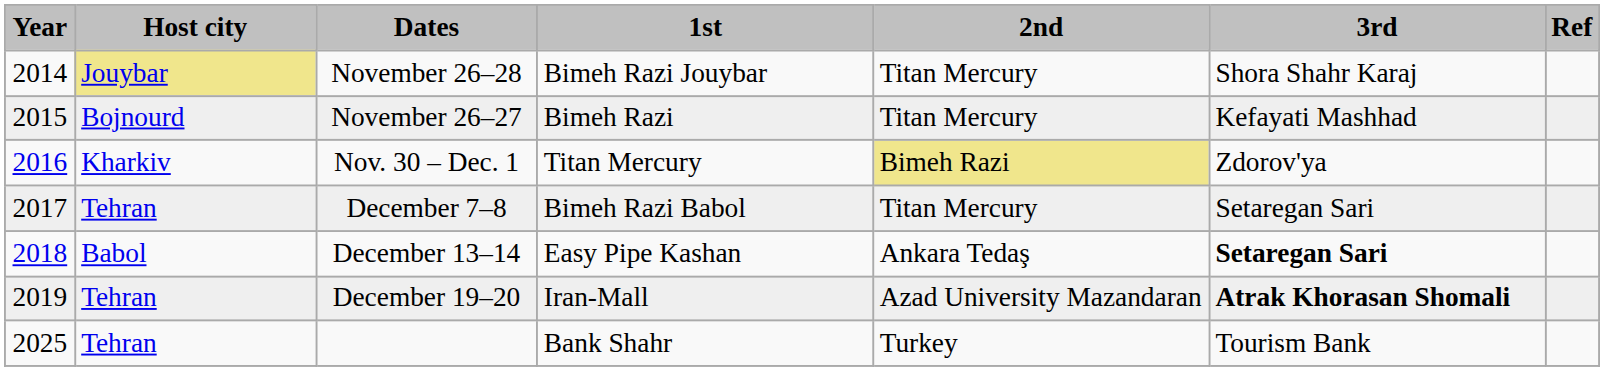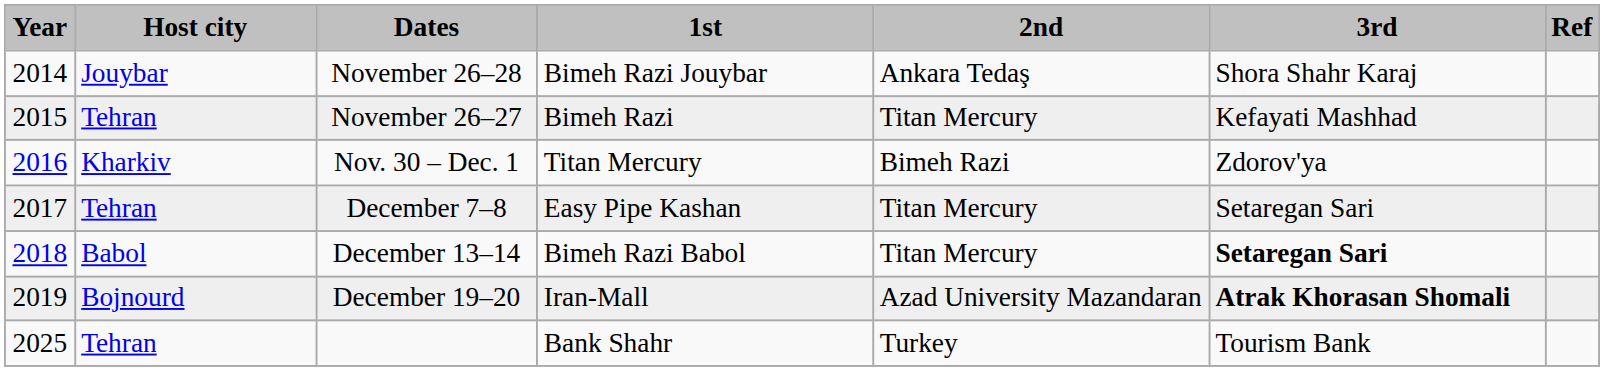(124, 72) khaki background -> (124, 72) no background
(959, 72) Titan Mercury -> (955, 72) Ankara Tedaş
(133, 117) Bojnourd -> (119, 117) Tehran
(945, 162) khaki background -> (945, 162) no background
(645, 207) Bimeh Razi Babol -> (643, 207) Easy Pipe Kashan
(643, 253) Easy Pipe Kashan -> (645, 253) Bimeh Razi Babol
(955, 253) Ankara Tedaş -> (959, 253) Titan Mercury
(119, 298) Tehran -> (133, 298) Bojnourd
